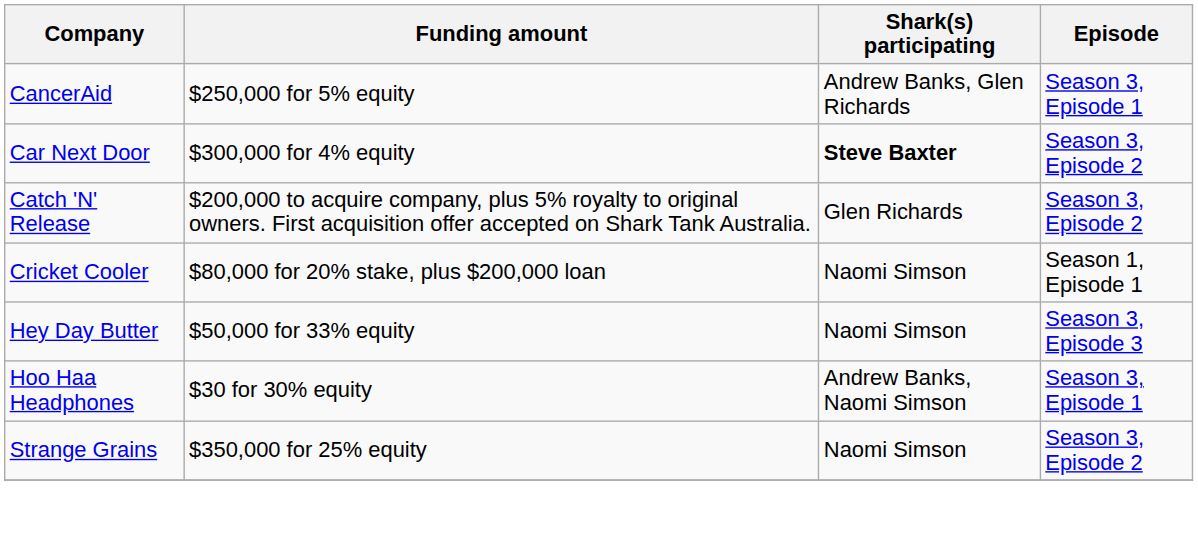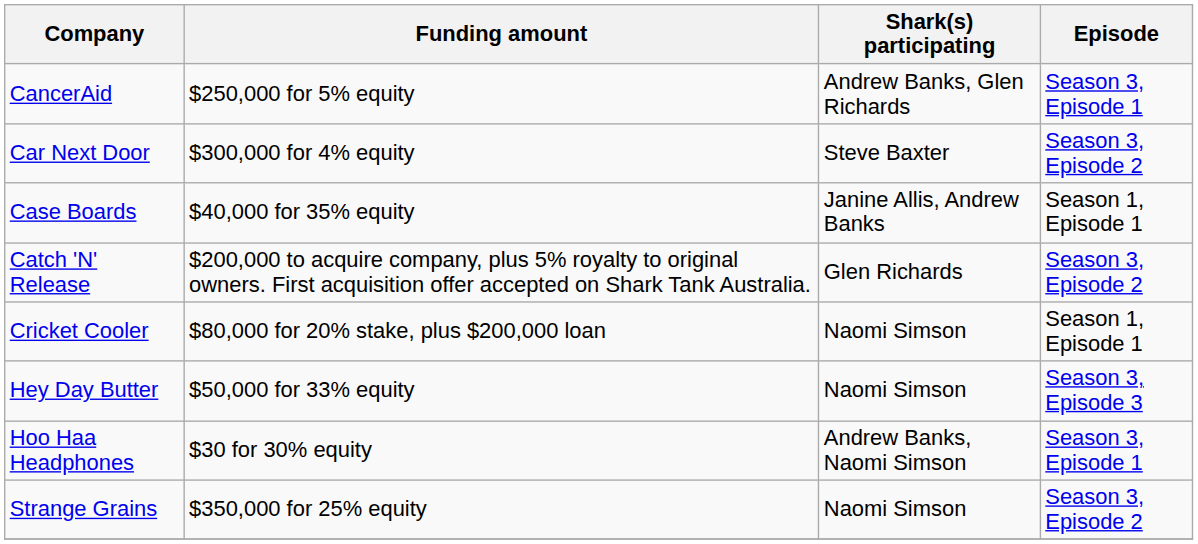(890, 153) bold -> (887, 153) normal
+ row: (73, 212)
